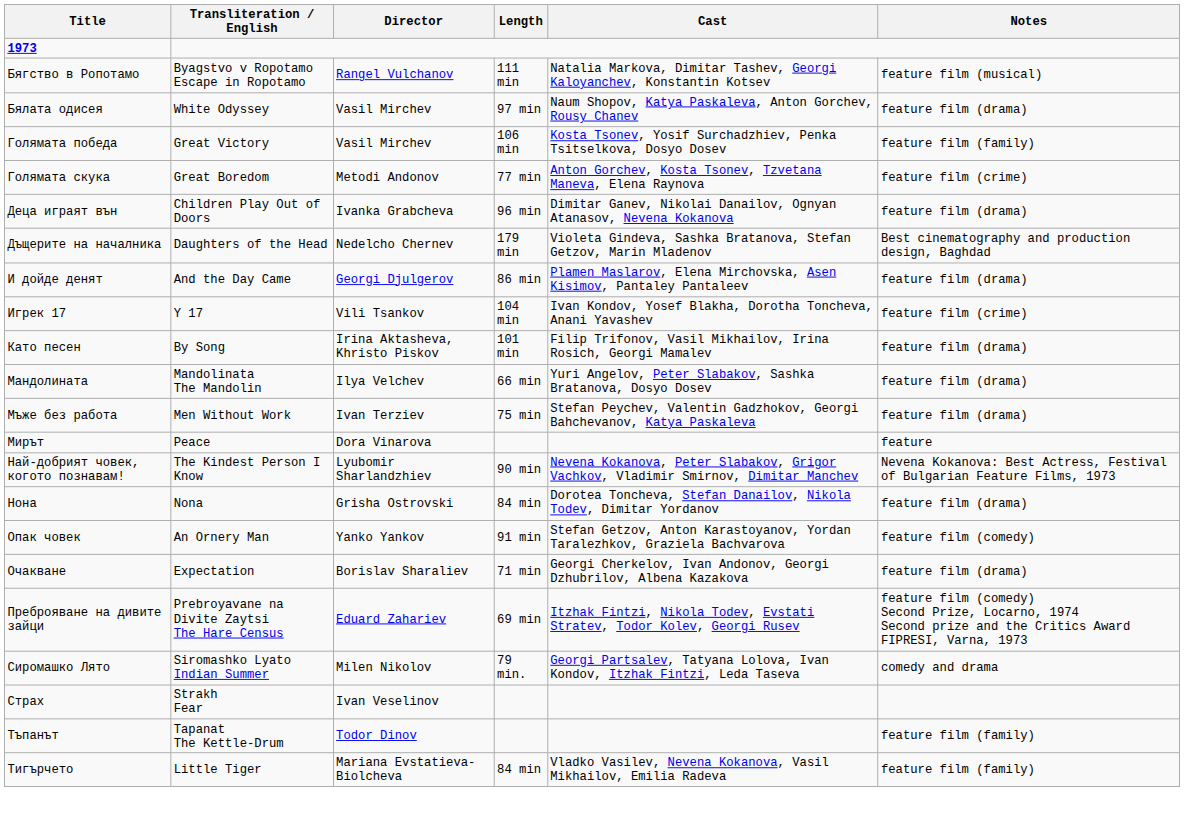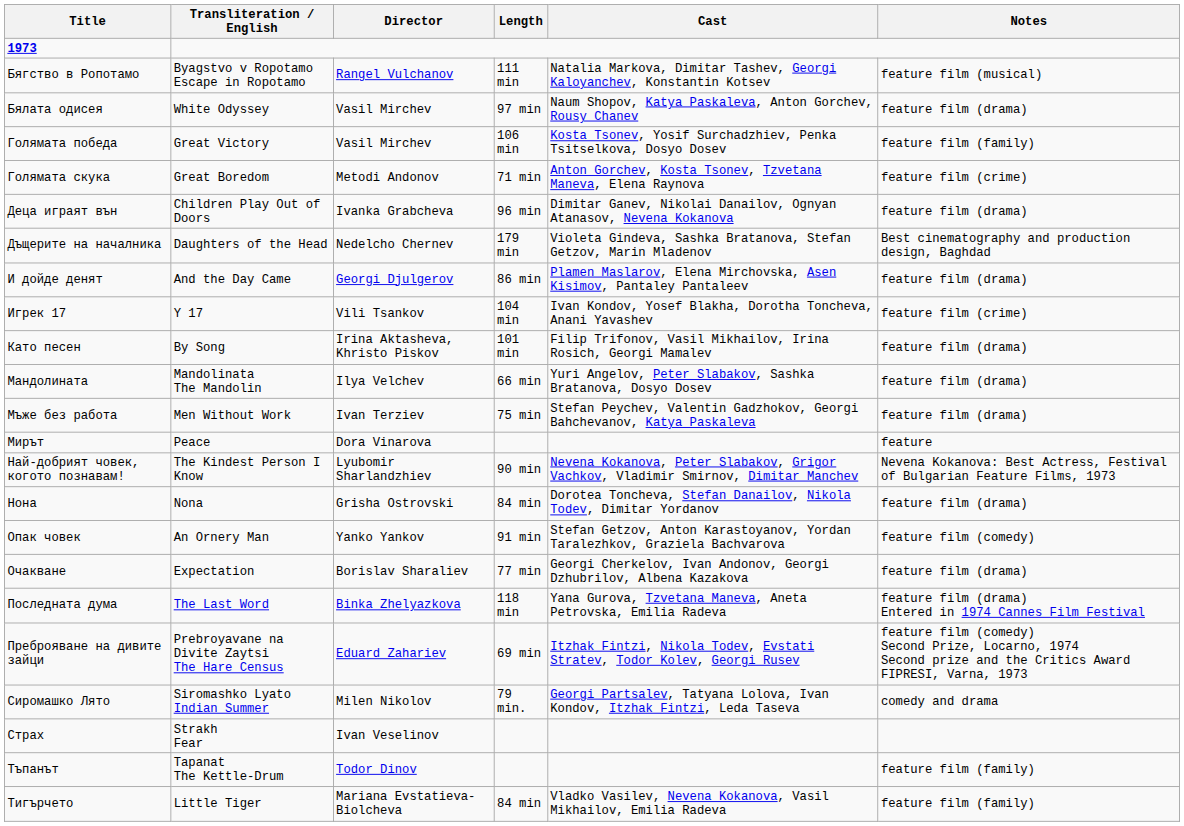(519, 177) 77 min -> (519, 177) 71 min
(519, 572) 71 min -> (519, 572) 77 min
+ row: (62, 606)
